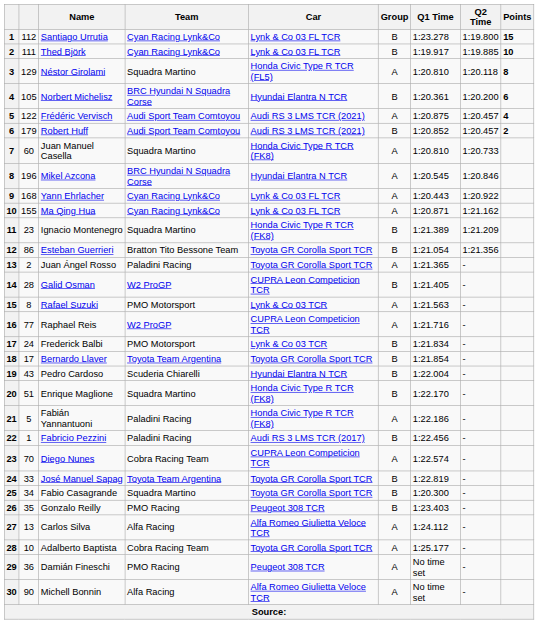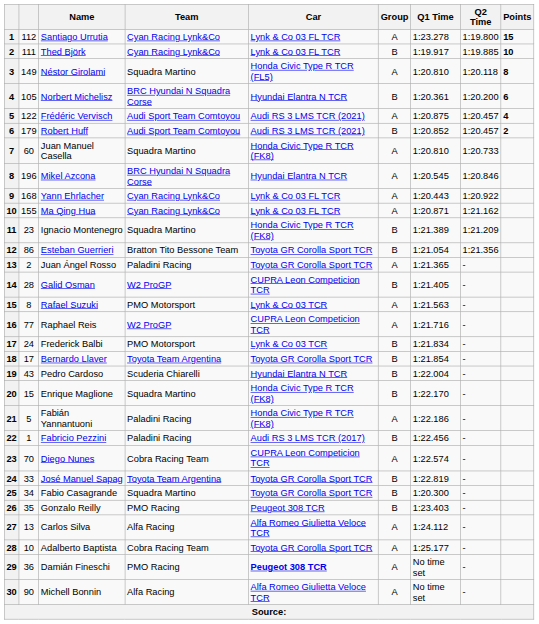(395, 37) B -> (395, 37) A
(29, 71) 129 -> (29, 71) 149
(29, 394) 51 -> (29, 394) 15
(288, 567) normal -> (289, 567) bold
